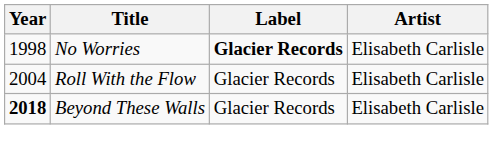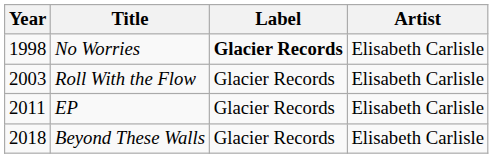(28, 78) 2004 -> (28, 78) 2003
+ row: (66, 108)
(28, 108) bold -> (28, 138) normal
